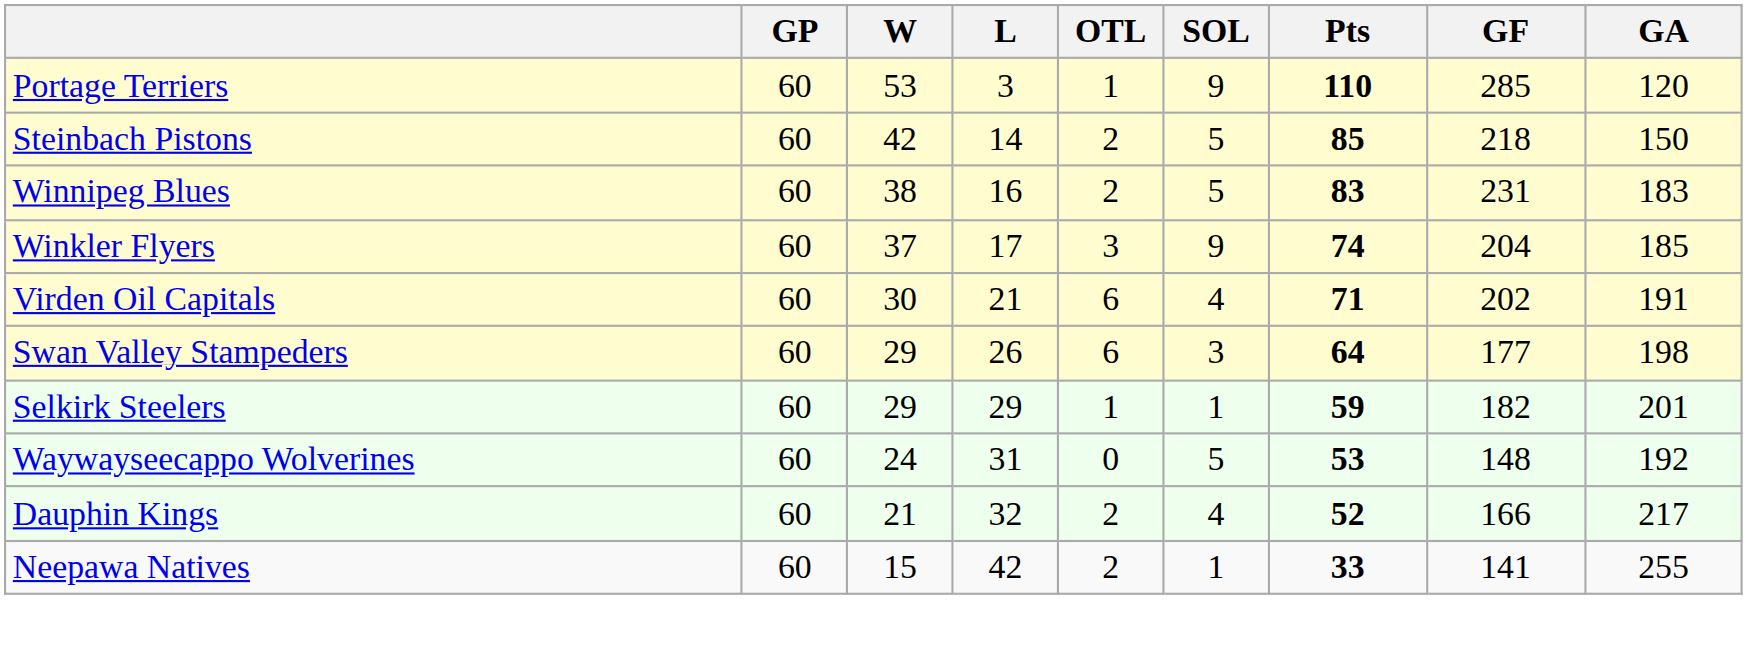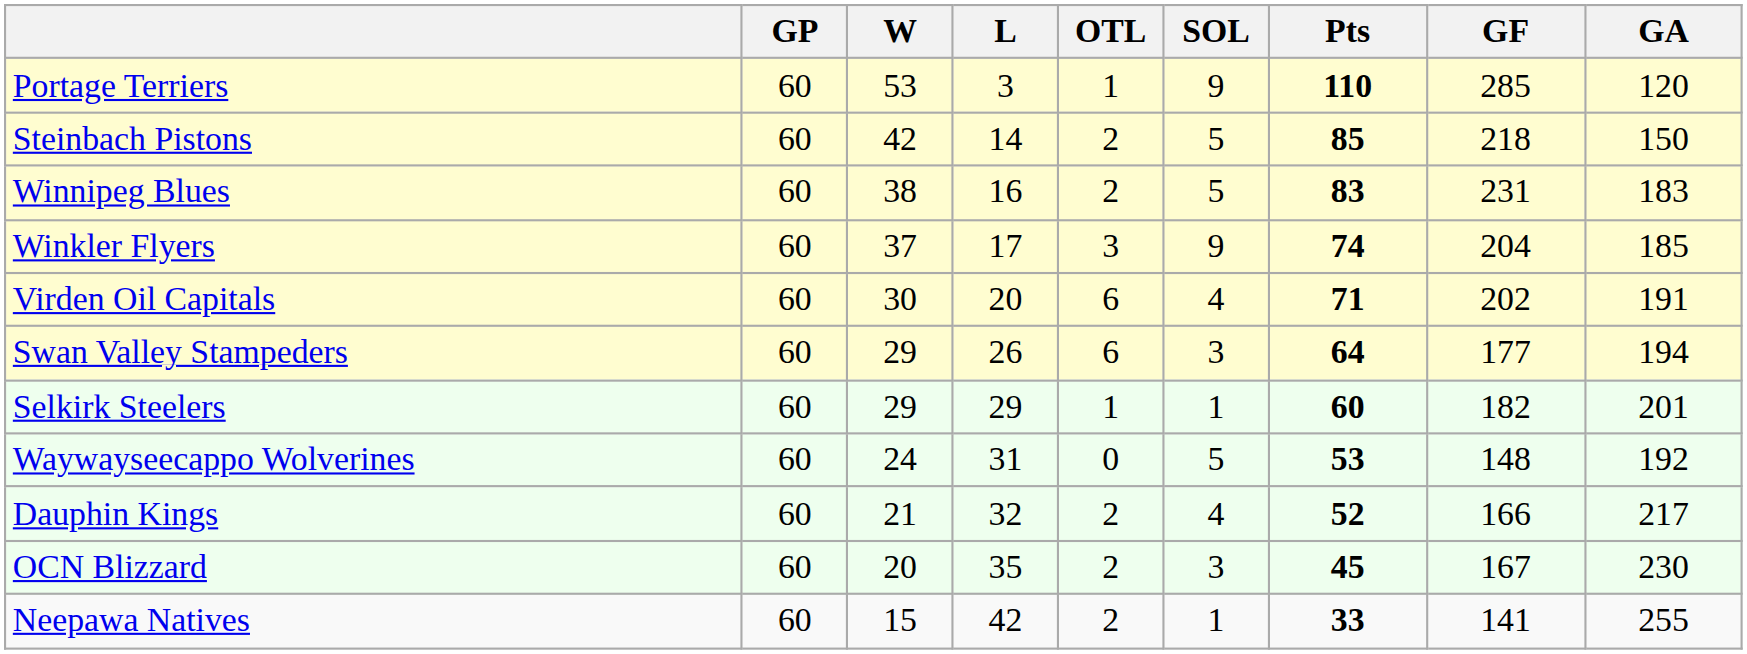(1005, 298) 21 -> (1005, 298) 20
(1664, 352) 198 -> (1664, 352) 194
(1348, 406) 59 -> (1348, 406) 60
+ row: (110, 566)
